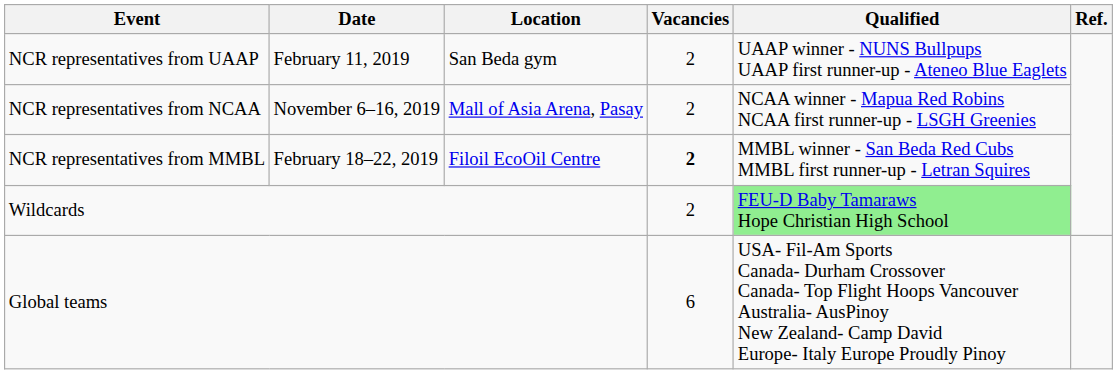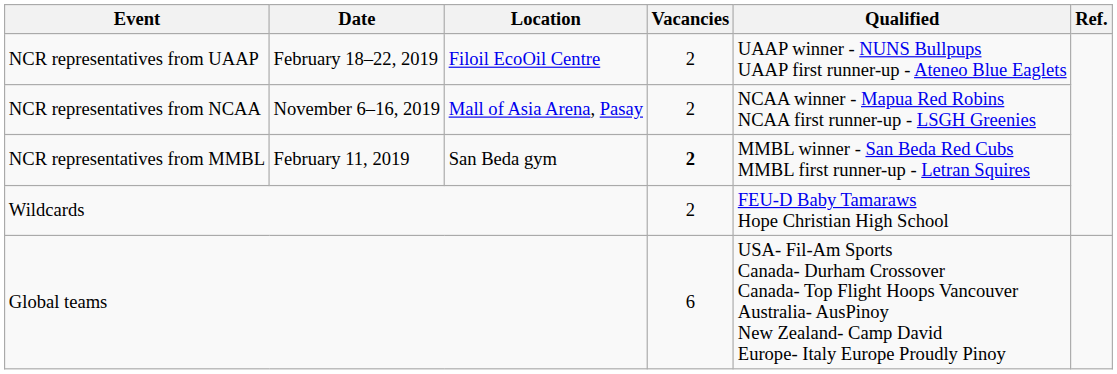(342, 59) February 11, 2019 -> (356, 59) February 18–22, 2019
(503, 59) San Beda gym -> (524, 59) Filoil EcoOil Centre
(356, 159) February 18–22, 2019 -> (342, 159) February 11, 2019
(524, 159) Filoil EcoOil Centre -> (503, 159) San Beda gym
(843, 210) lightgreen background -> (843, 210) no background
